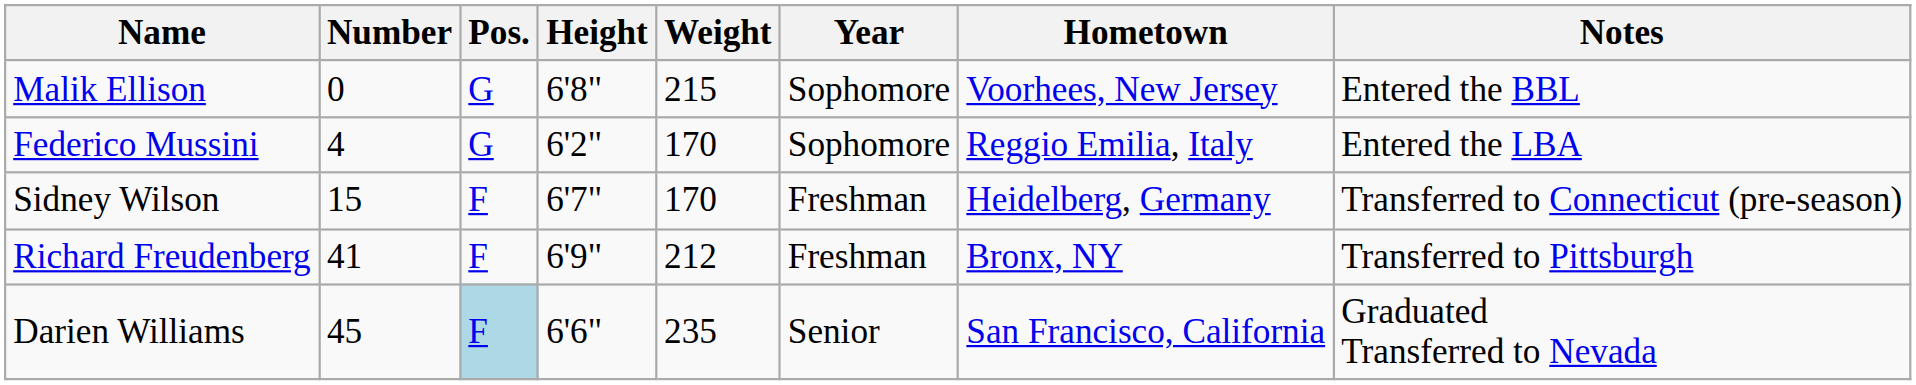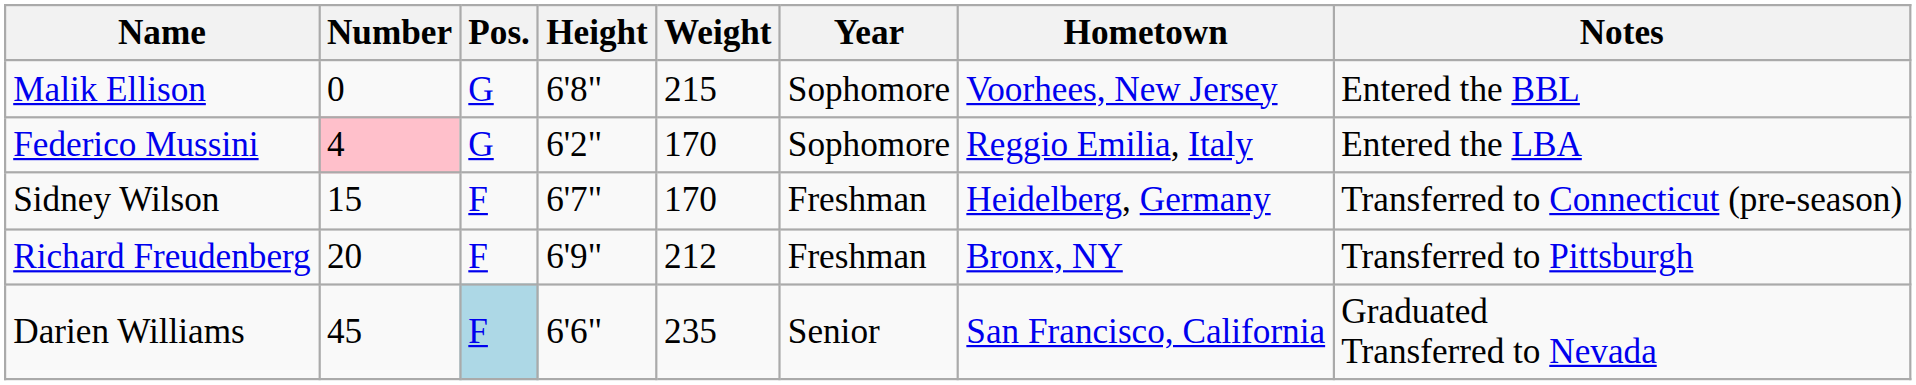(336, 144) no background -> (336, 144) pink background
(345, 255) 41 -> (345, 255) 20
